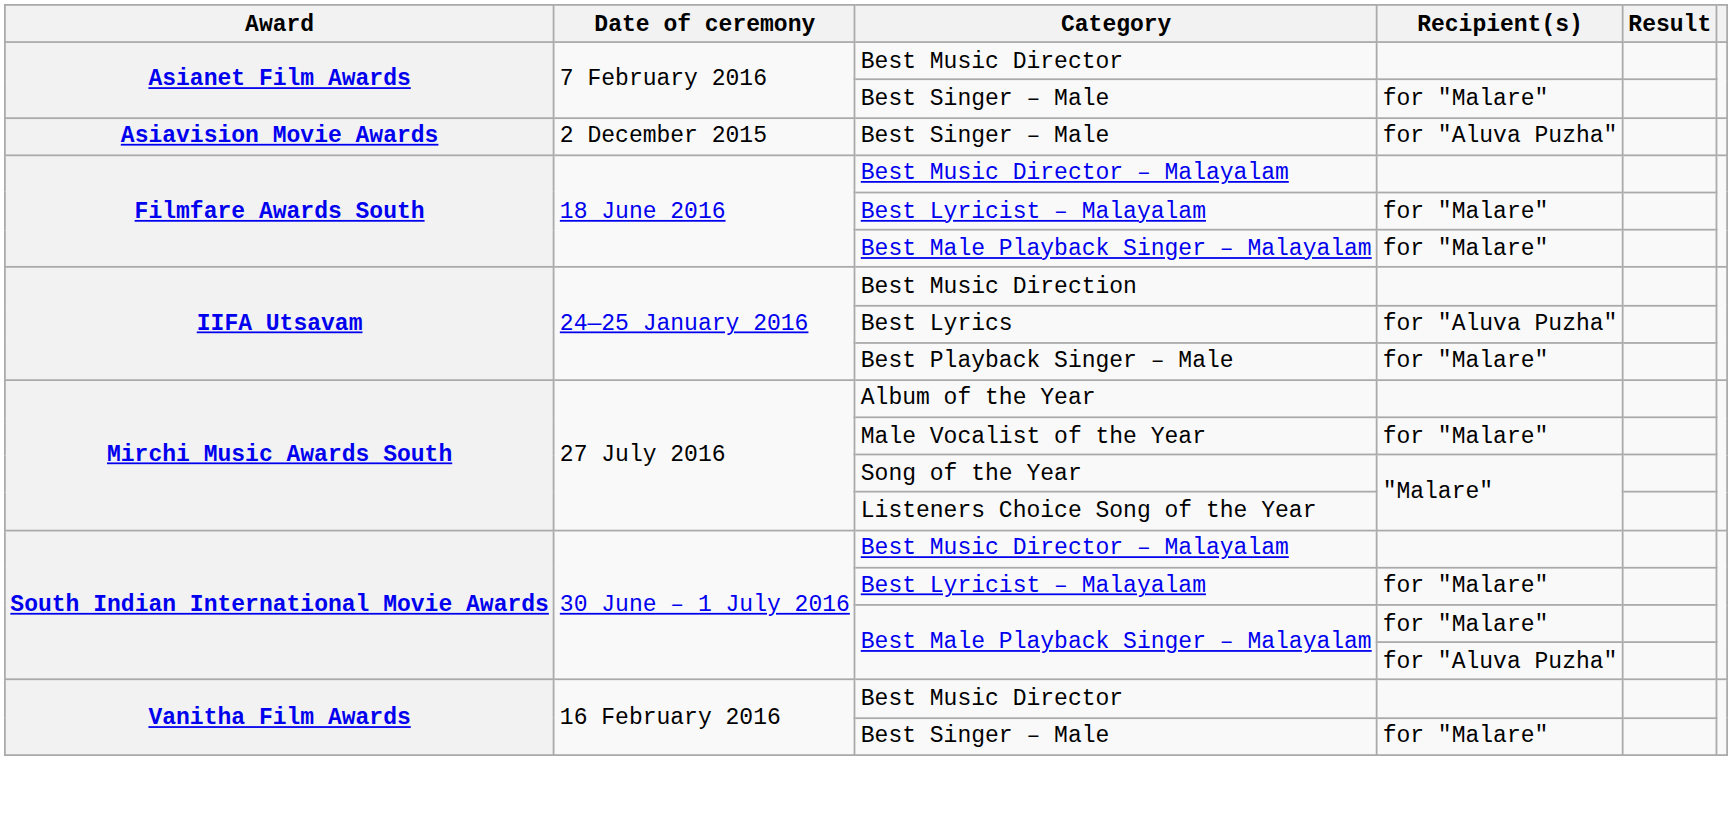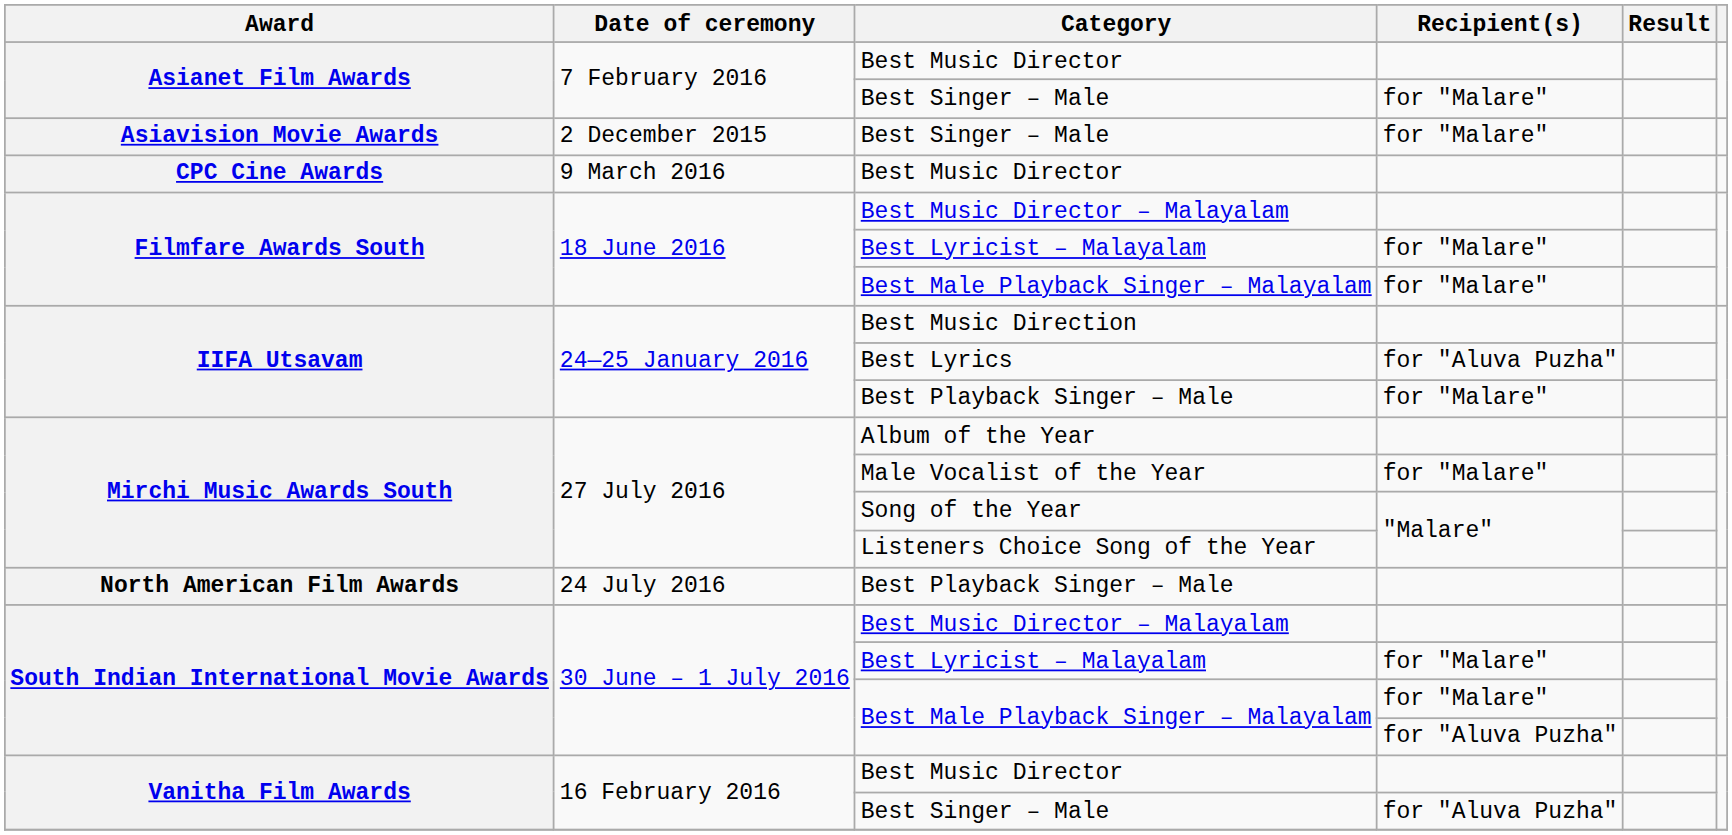(1500, 136) for "Aluva Puzha" -> (1465, 136) for "Malare"
+ row: (280, 174)
+ row: (280, 586)
(1465, 736) for "Malare" -> (1500, 811) for "Aluva Puzha"
